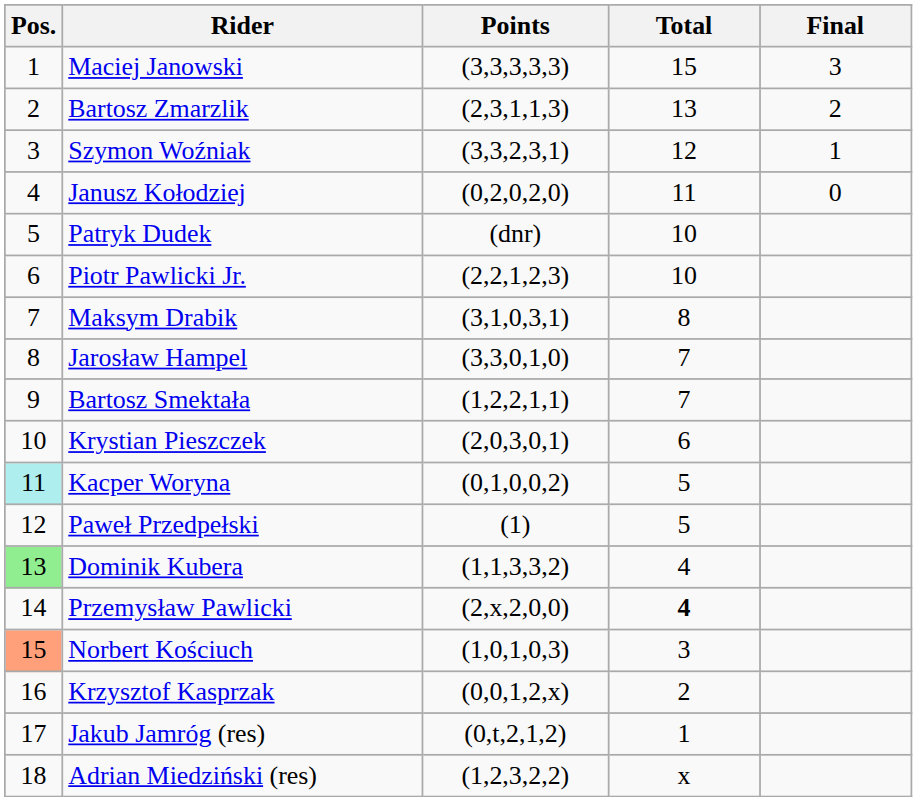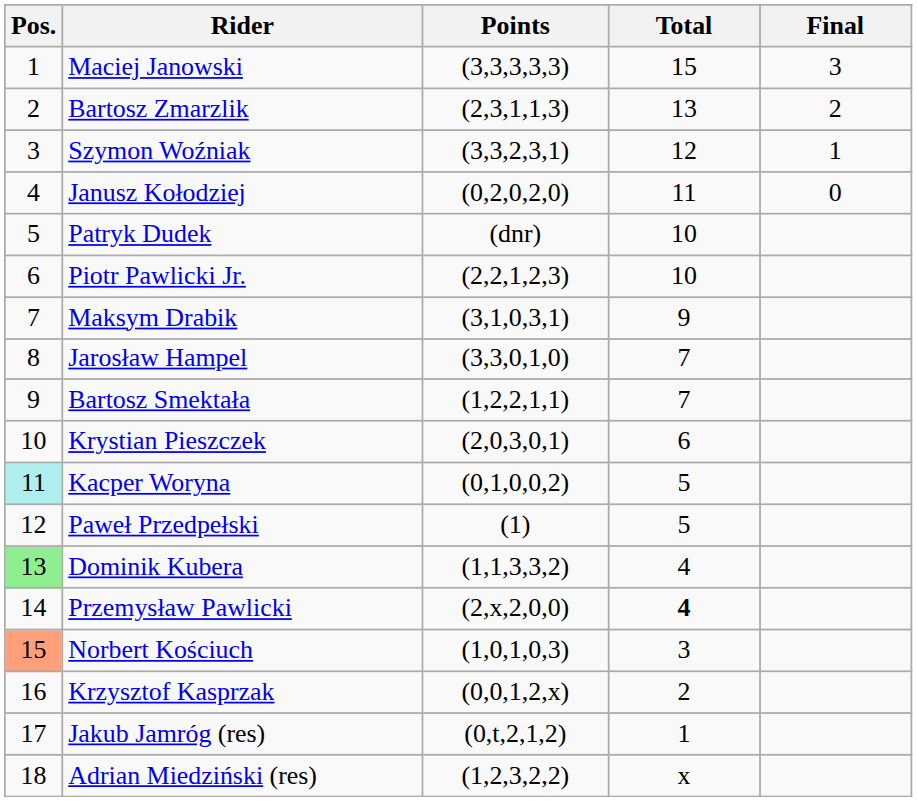(684, 316) 8 -> (684, 316) 9
